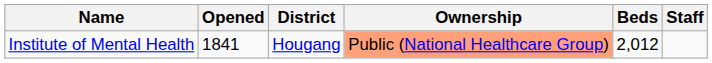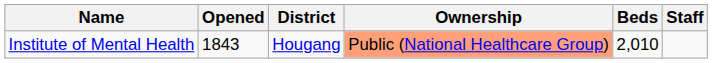(221, 44) 1841 -> (221, 44) 1843
(638, 44) 2,012 -> (638, 44) 2,010
